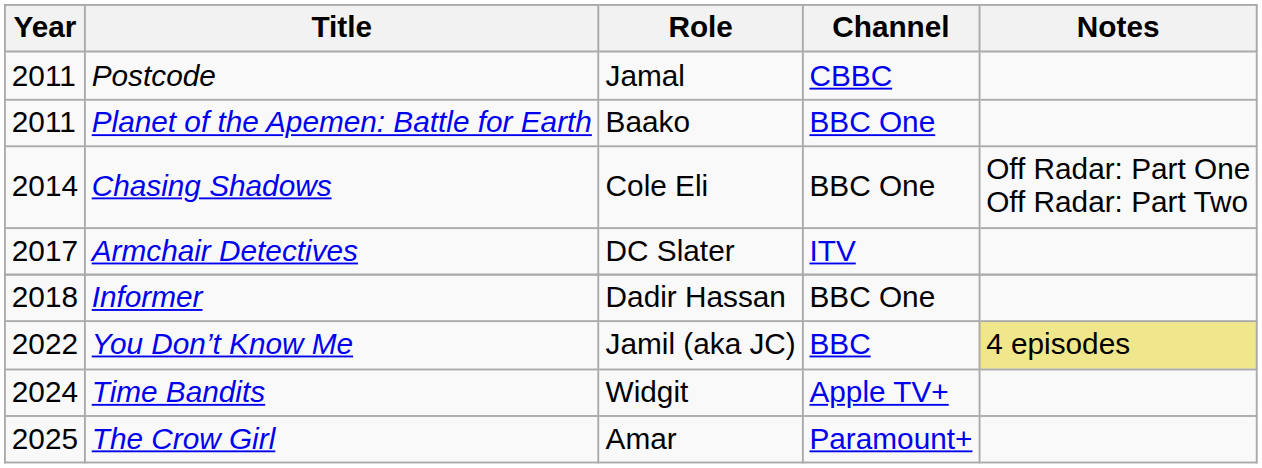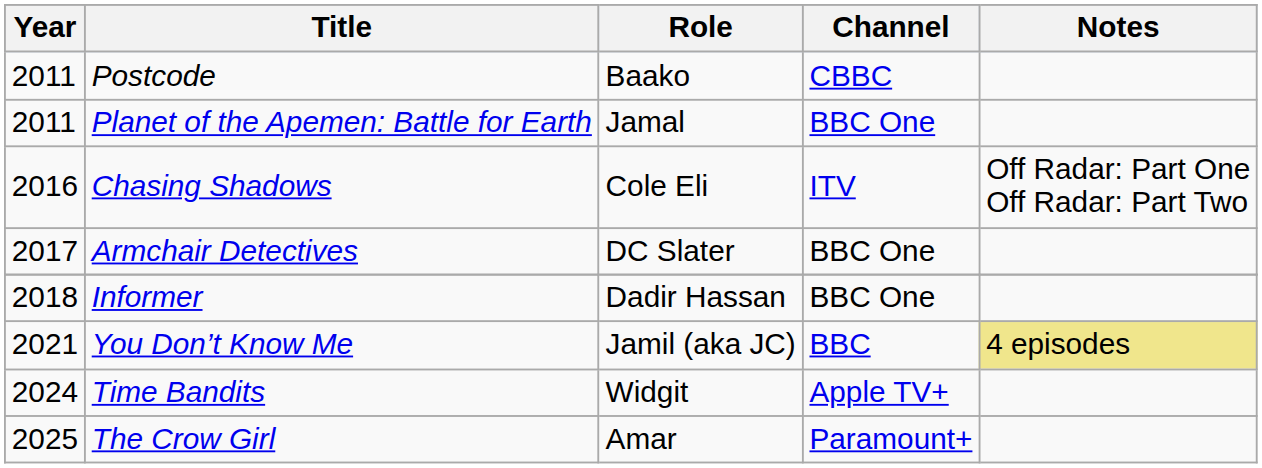(645, 75) Jamal -> (648, 75) Baako
(648, 122) Baako -> (645, 122) Jamal
(45, 186) 2014 -> (45, 186) 2016
(872, 186) BBC One -> (833, 186) ITV
(833, 250) ITV -> (872, 250) BBC One
(45, 344) 2022 -> (45, 344) 2021
